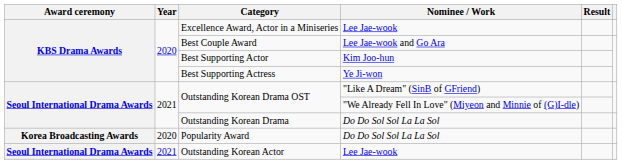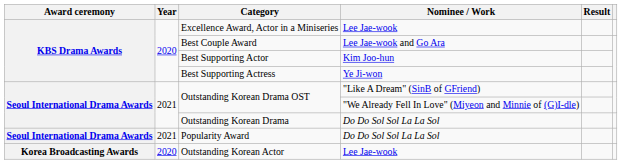(80, 136) Korea Broadcasting Awards -> (80, 136) Seoul International Drama Awards
(167, 136) 2020 -> (167, 136) 2021
(80, 151) Seoul International Drama Awards -> (80, 151) Korea Broadcasting Awards
(167, 151) 2021 -> (167, 151) 2020
